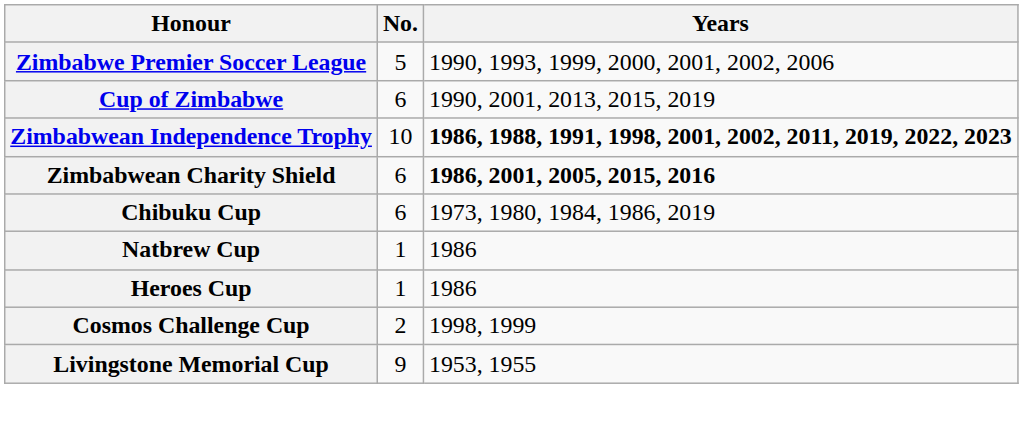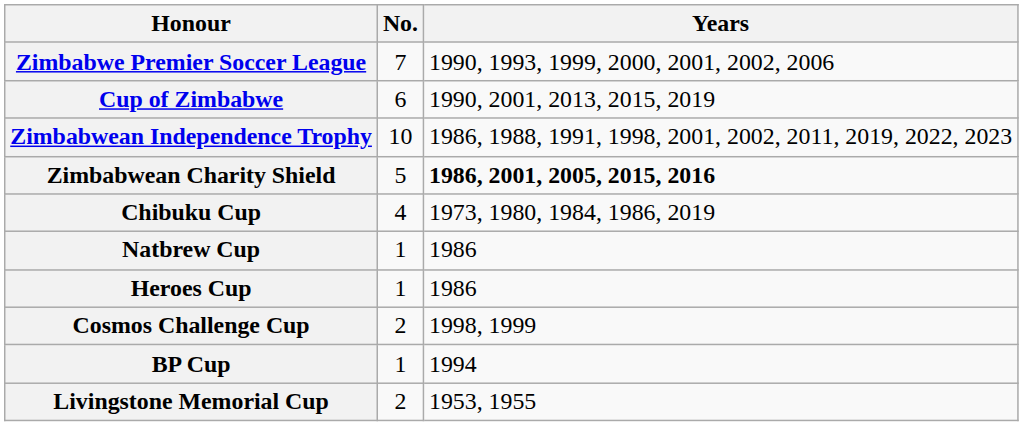(400, 61) 5 -> (400, 61) 7
(720, 136) bold -> (721, 136) normal
(400, 174) 6 -> (400, 174) 5
(400, 212) 6 -> (400, 212) 4
+ row: (191, 363)
(400, 363) 9 -> (400, 401) 2
